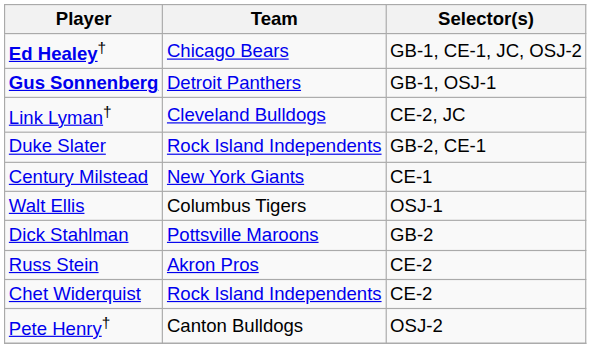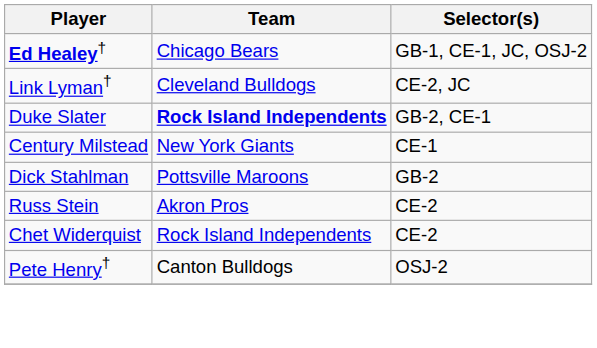- row: (84, 83)
(274, 146) normal -> (272, 117) bold
- row: (47, 205)
